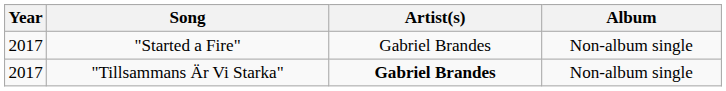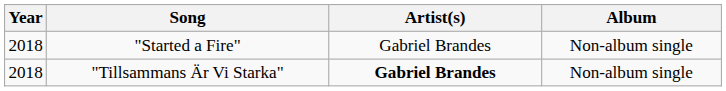(26, 45) 2017 -> (26, 45) 2018
(26, 72) 2017 -> (26, 72) 2018
